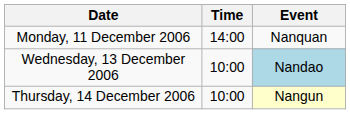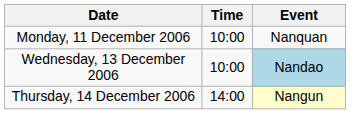(227, 37) 14:00 -> (227, 37) 10:00
(227, 97) 10:00 -> (227, 97) 14:00
